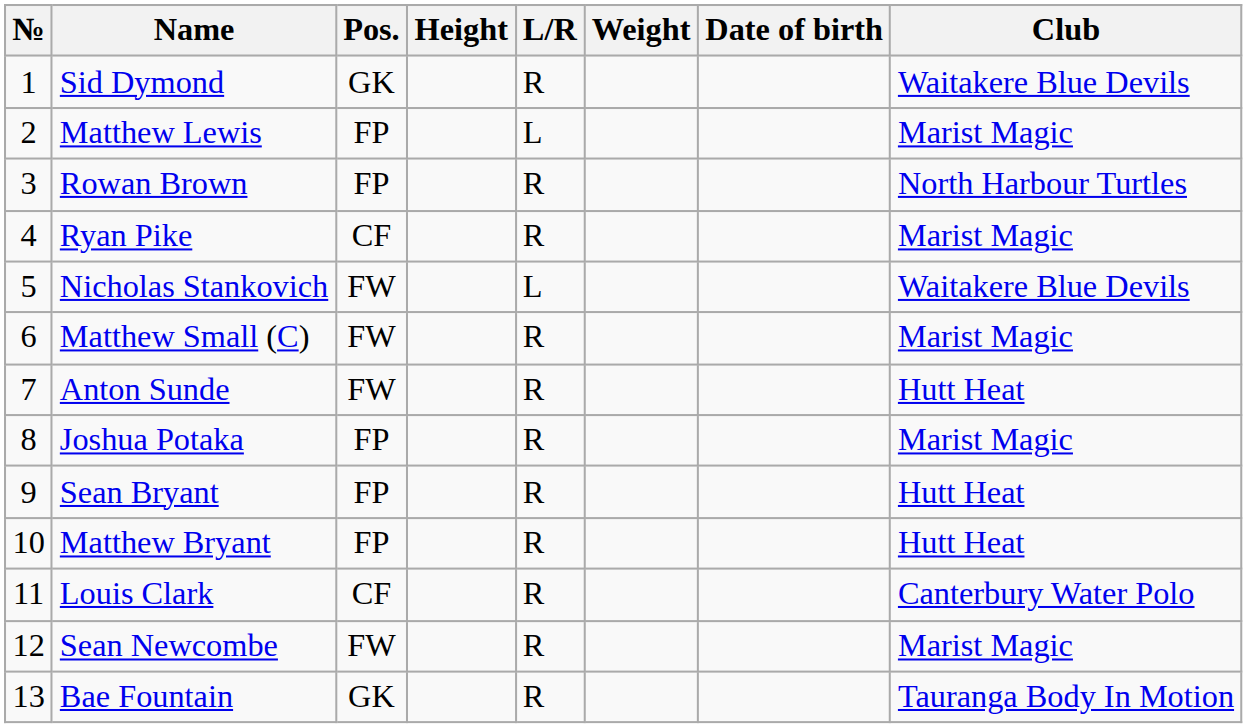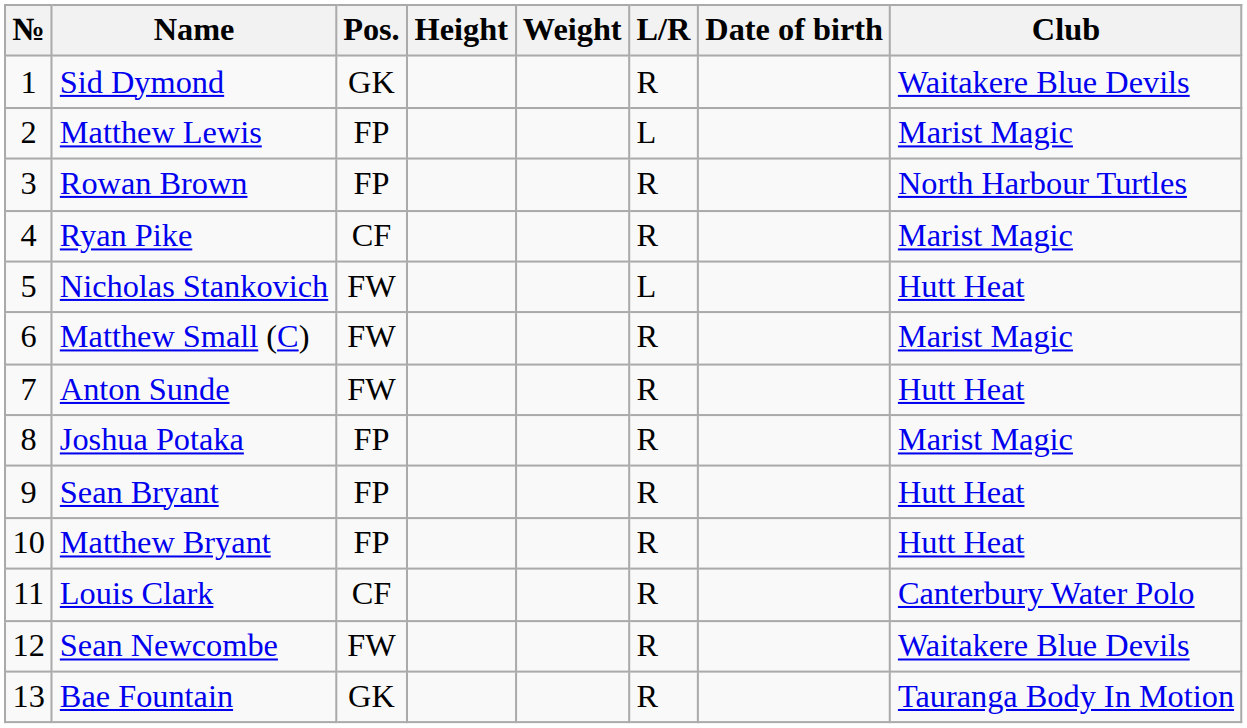columns swapped: (641, 30) <-> (550, 30)
(1044, 286) Waitakere Blue Devils -> (961, 286) Hutt Heat
(985, 645) Marist Magic -> (1044, 645) Waitakere Blue Devils
